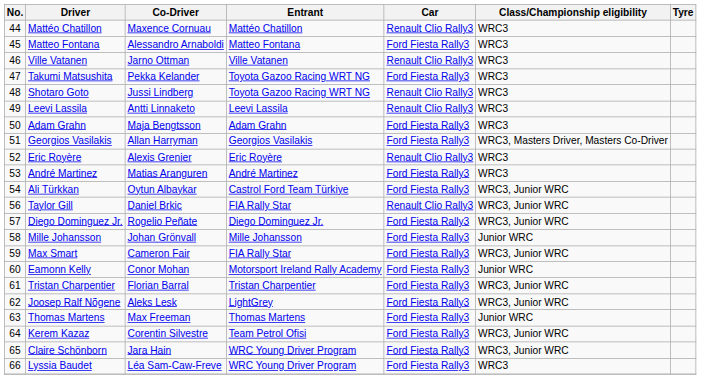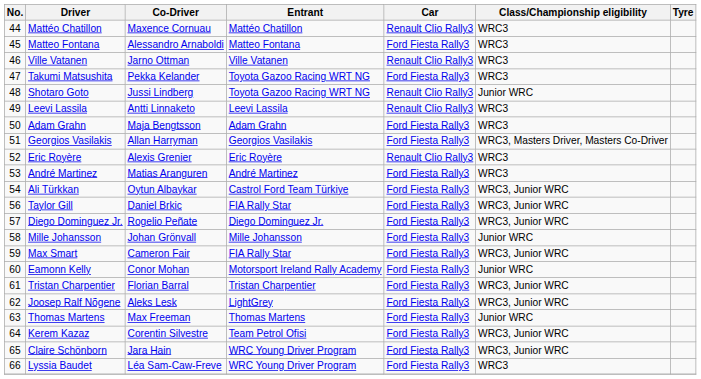(493, 92) WRC3 -> (506, 92) Junior WRC
(430, 205) Renault Clio Rally3 -> (428, 205) Ford Fiesta Rally3
